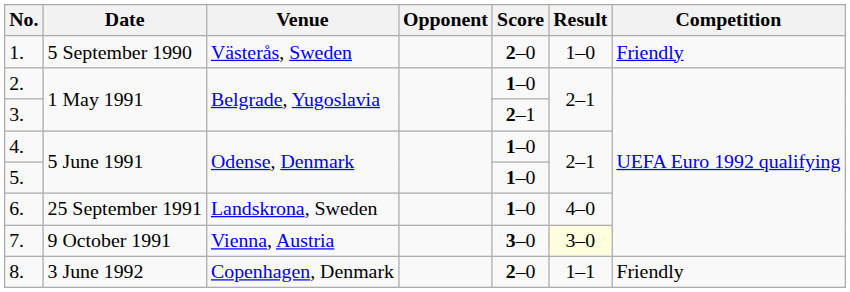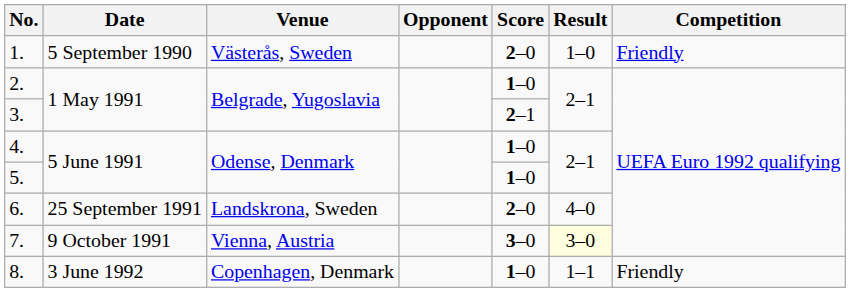(521, 209) 1–0 -> (521, 209) 2–0
(521, 271) 2–0 -> (521, 271) 1–0
